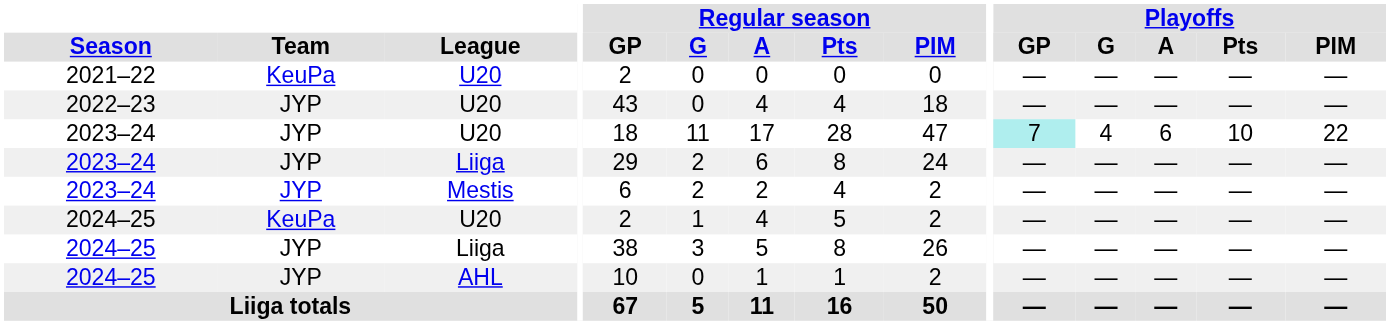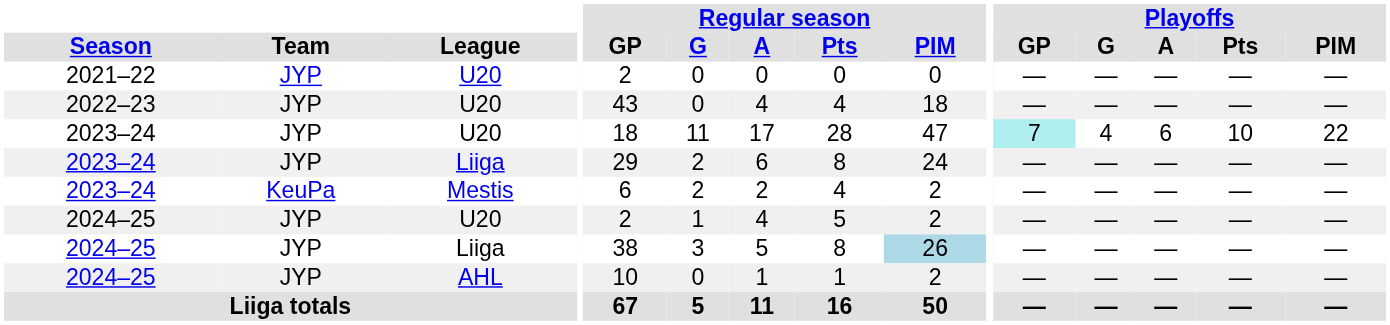(301, 75) KeuPa -> (301, 75) JYP
(301, 190) JYP -> (301, 190) KeuPa
(301, 219) KeuPa -> (301, 219) JYP
(935, 248) no background -> (935, 248) lightblue background
